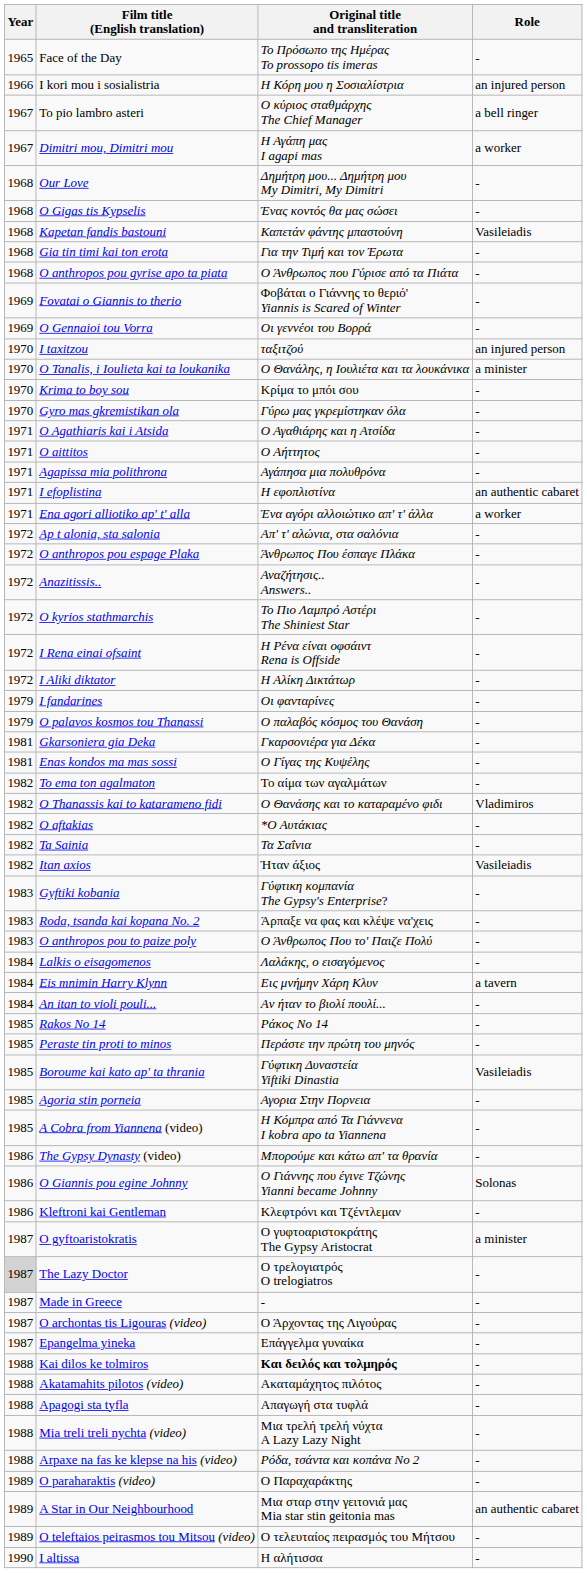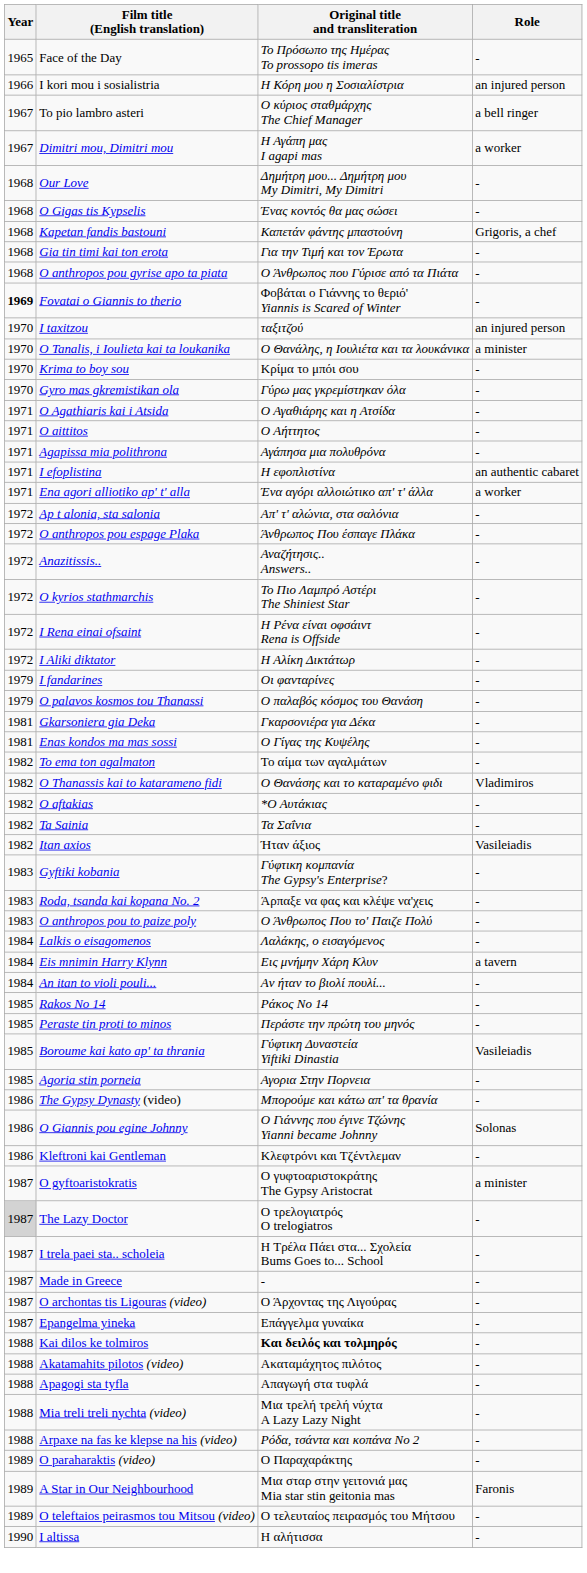(503, 231) Vasileiadis -> (516, 231) Grigoris, a chef
(20, 300) normal -> (20, 300) bold
- row: (96, 328)
- row: (121, 1127)
+ row: (102, 1253)
(527, 1509) an authentic cabaret -> (495, 1488) Faronis
